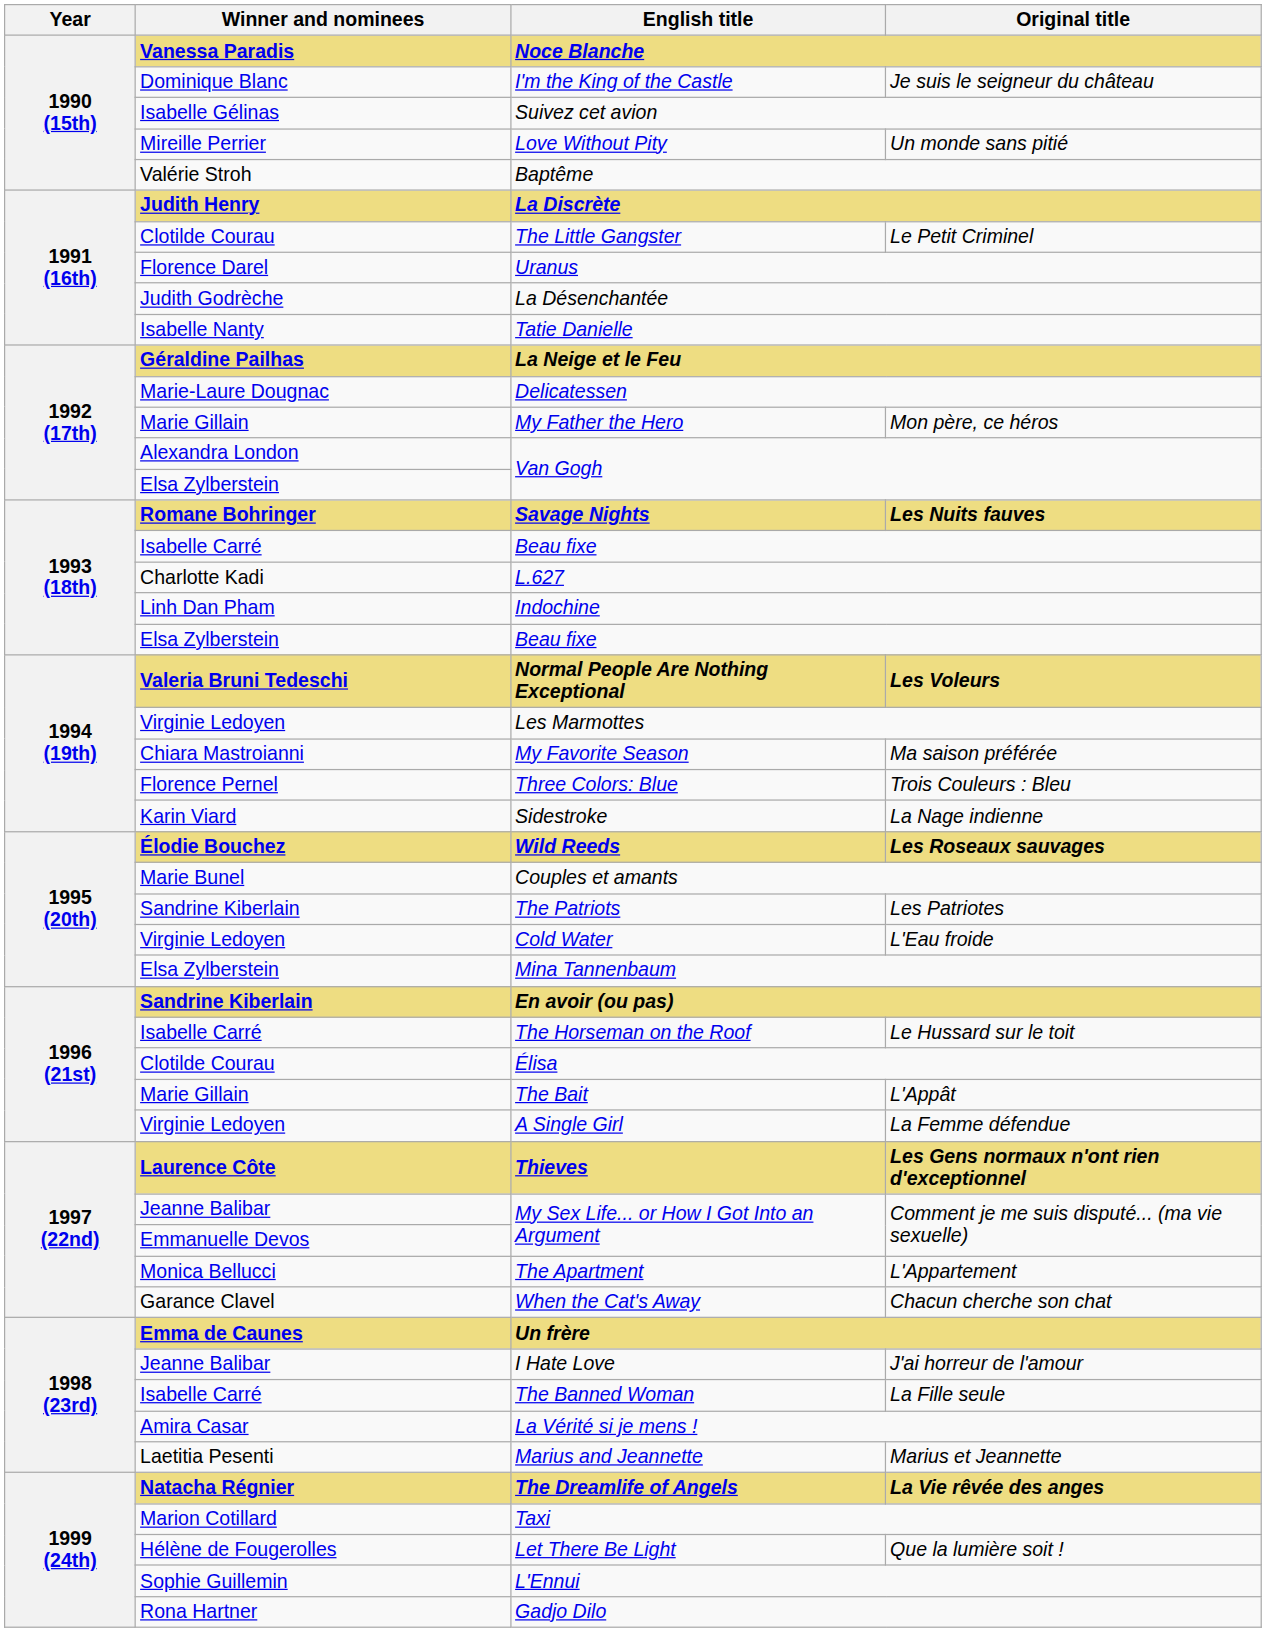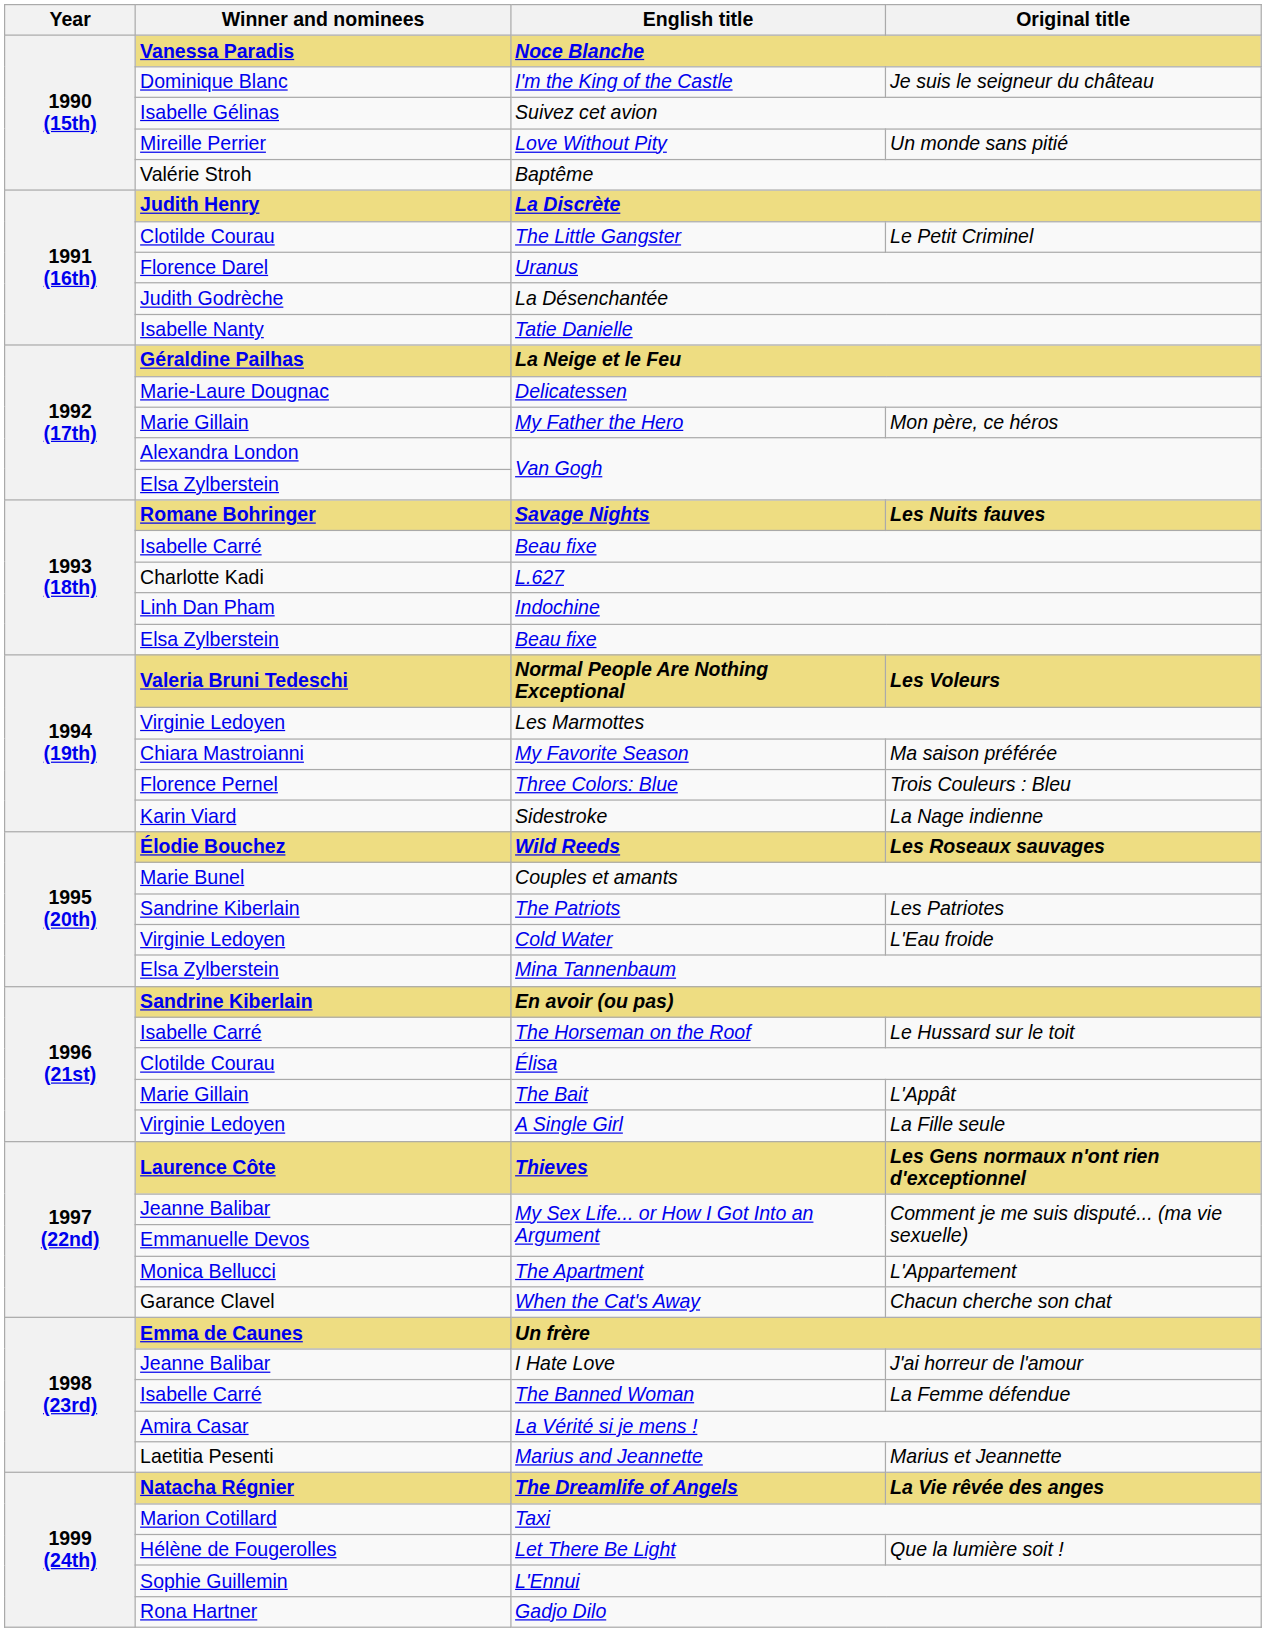(980, 1125) La Femme défendue -> (948, 1125) La Fille seule
(948, 1395) La Fille seule -> (980, 1395) La Femme défendue
